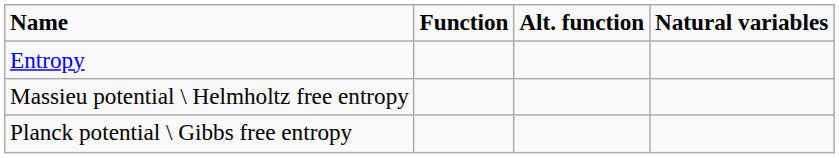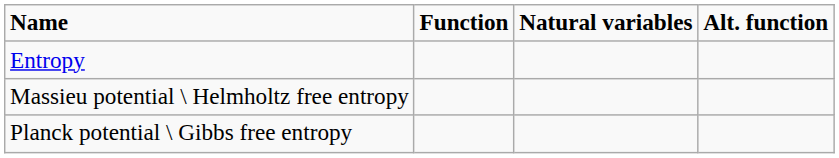columns swapped: (582, 22) <-> (742, 22)
